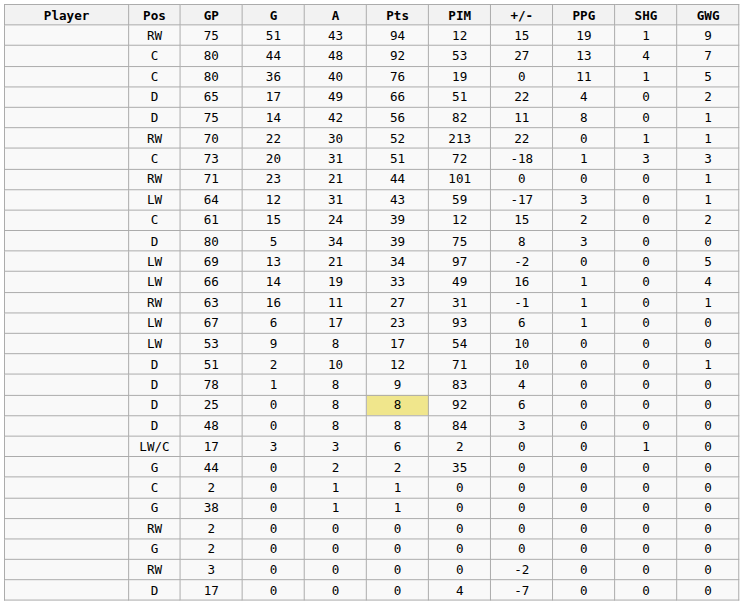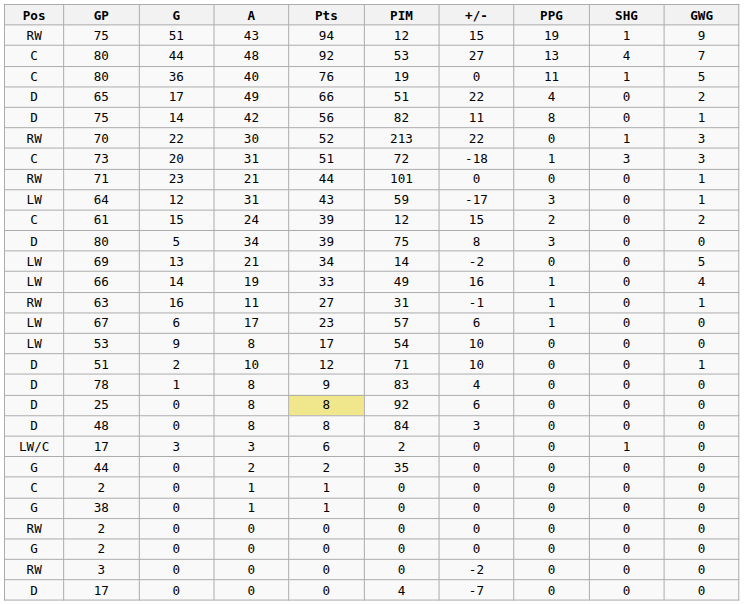- column: (67, 15)
(708, 138) 1 -> (702, 138) 3
(460, 261) 97 -> (401, 261) 14
(460, 323) 93 -> (401, 323) 57
